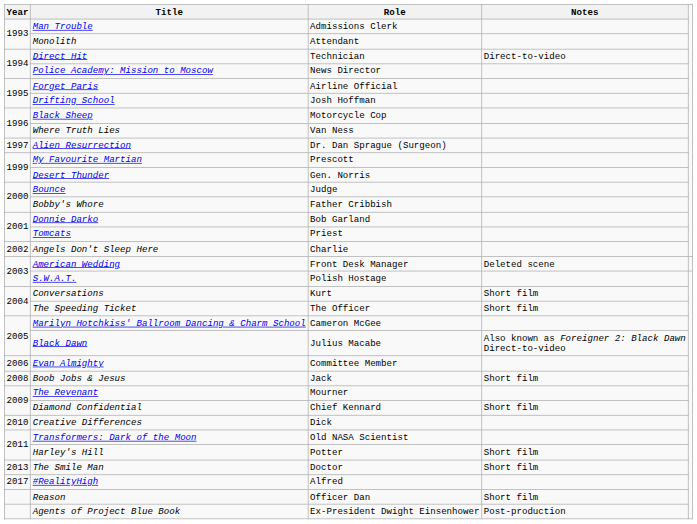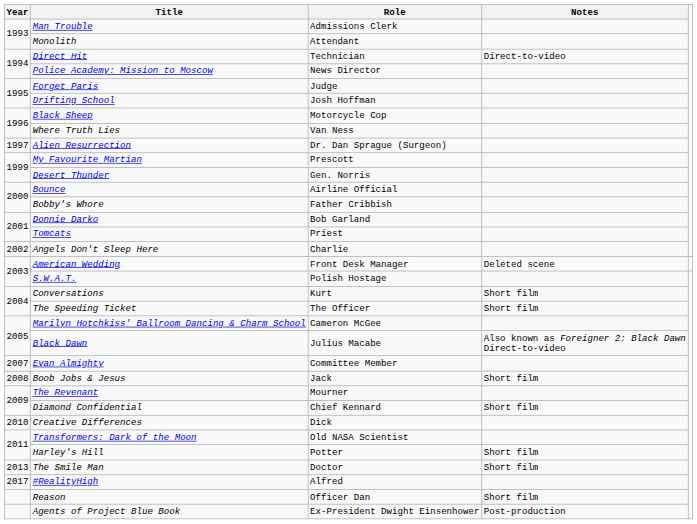(354, 86) Airline Official -> (324, 86) Judge
(324, 190) Judge -> (354, 190) Airline Official
(17, 363) 2006 -> (17, 363) 2007
